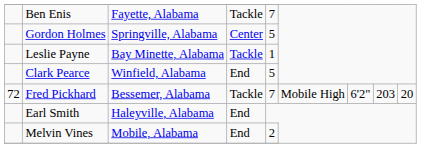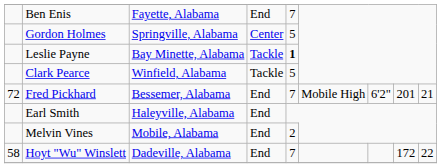(246, 14) Tackle -> (260, 14) End
(272, 53) normal -> (292, 53) bold
(240, 73) End -> (267, 73) Tackle
(246, 93) Tackle -> (260, 93) End
(386, 93) 203 -> (406, 93) 201
(407, 93) 20 -> (427, 93) 21
+ row: (76, 152)
